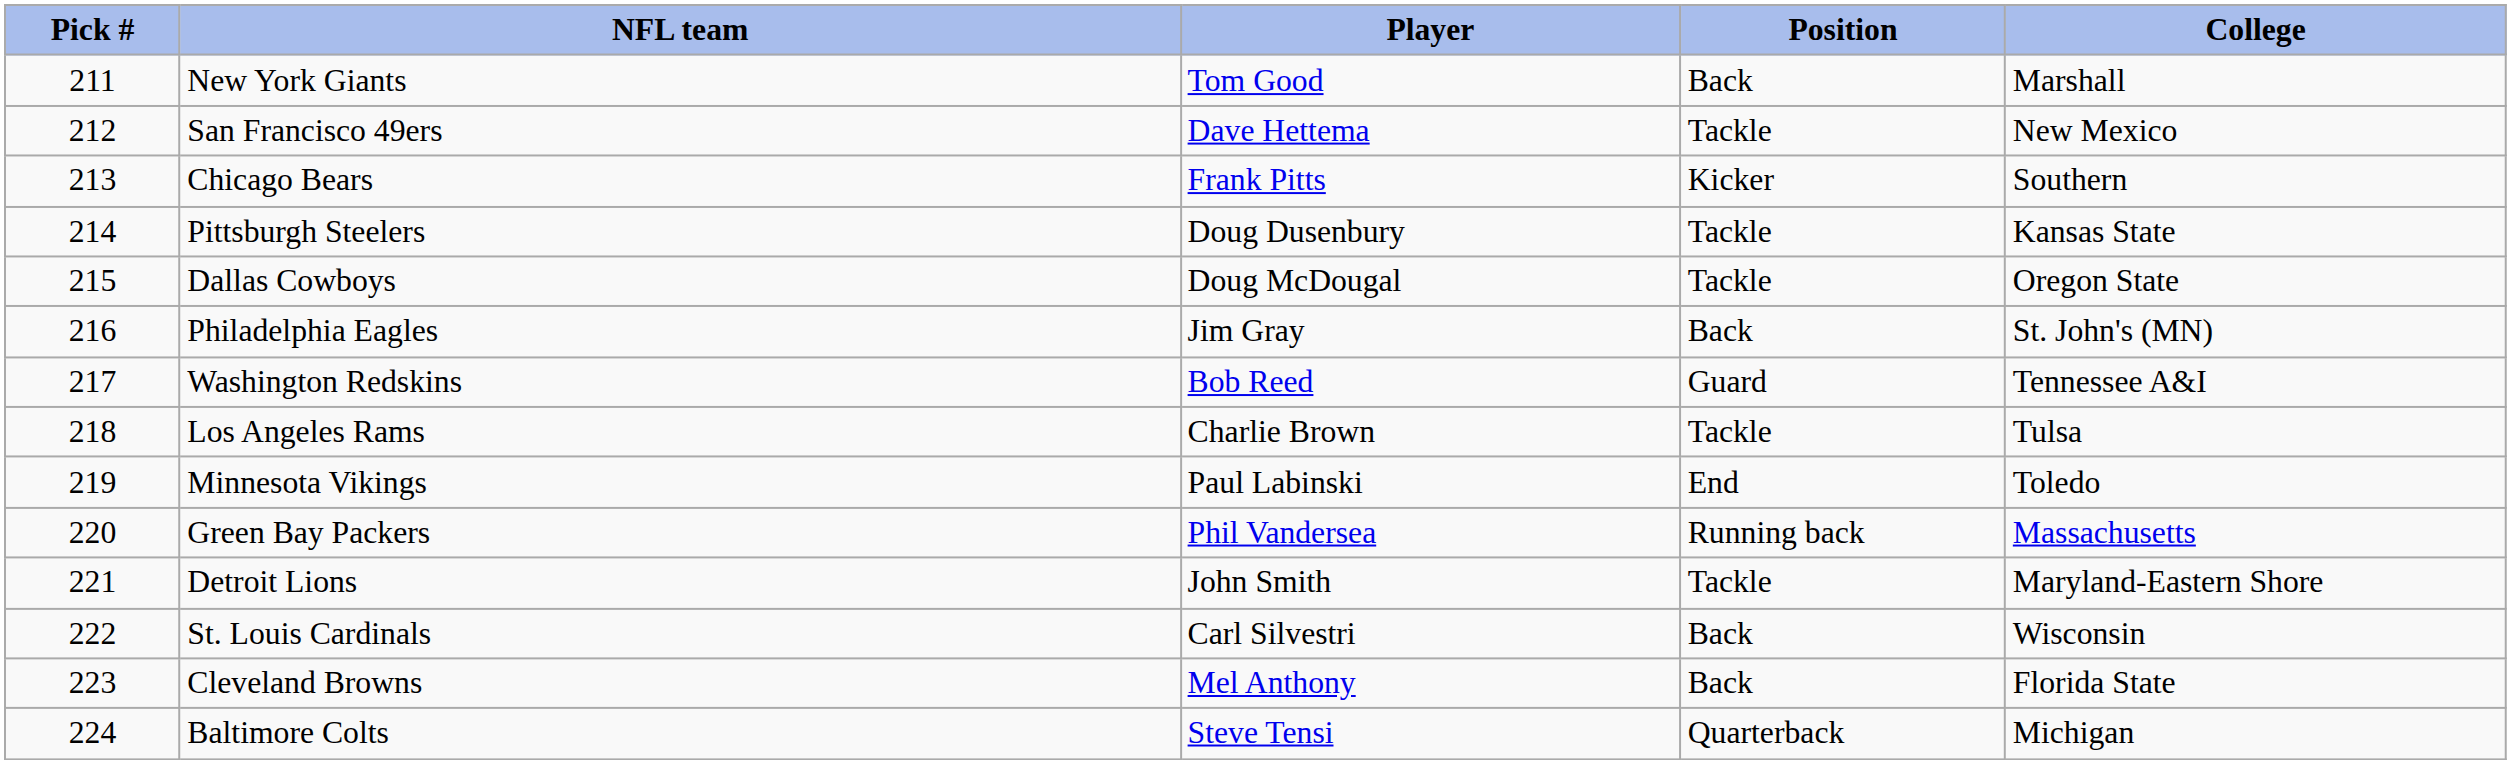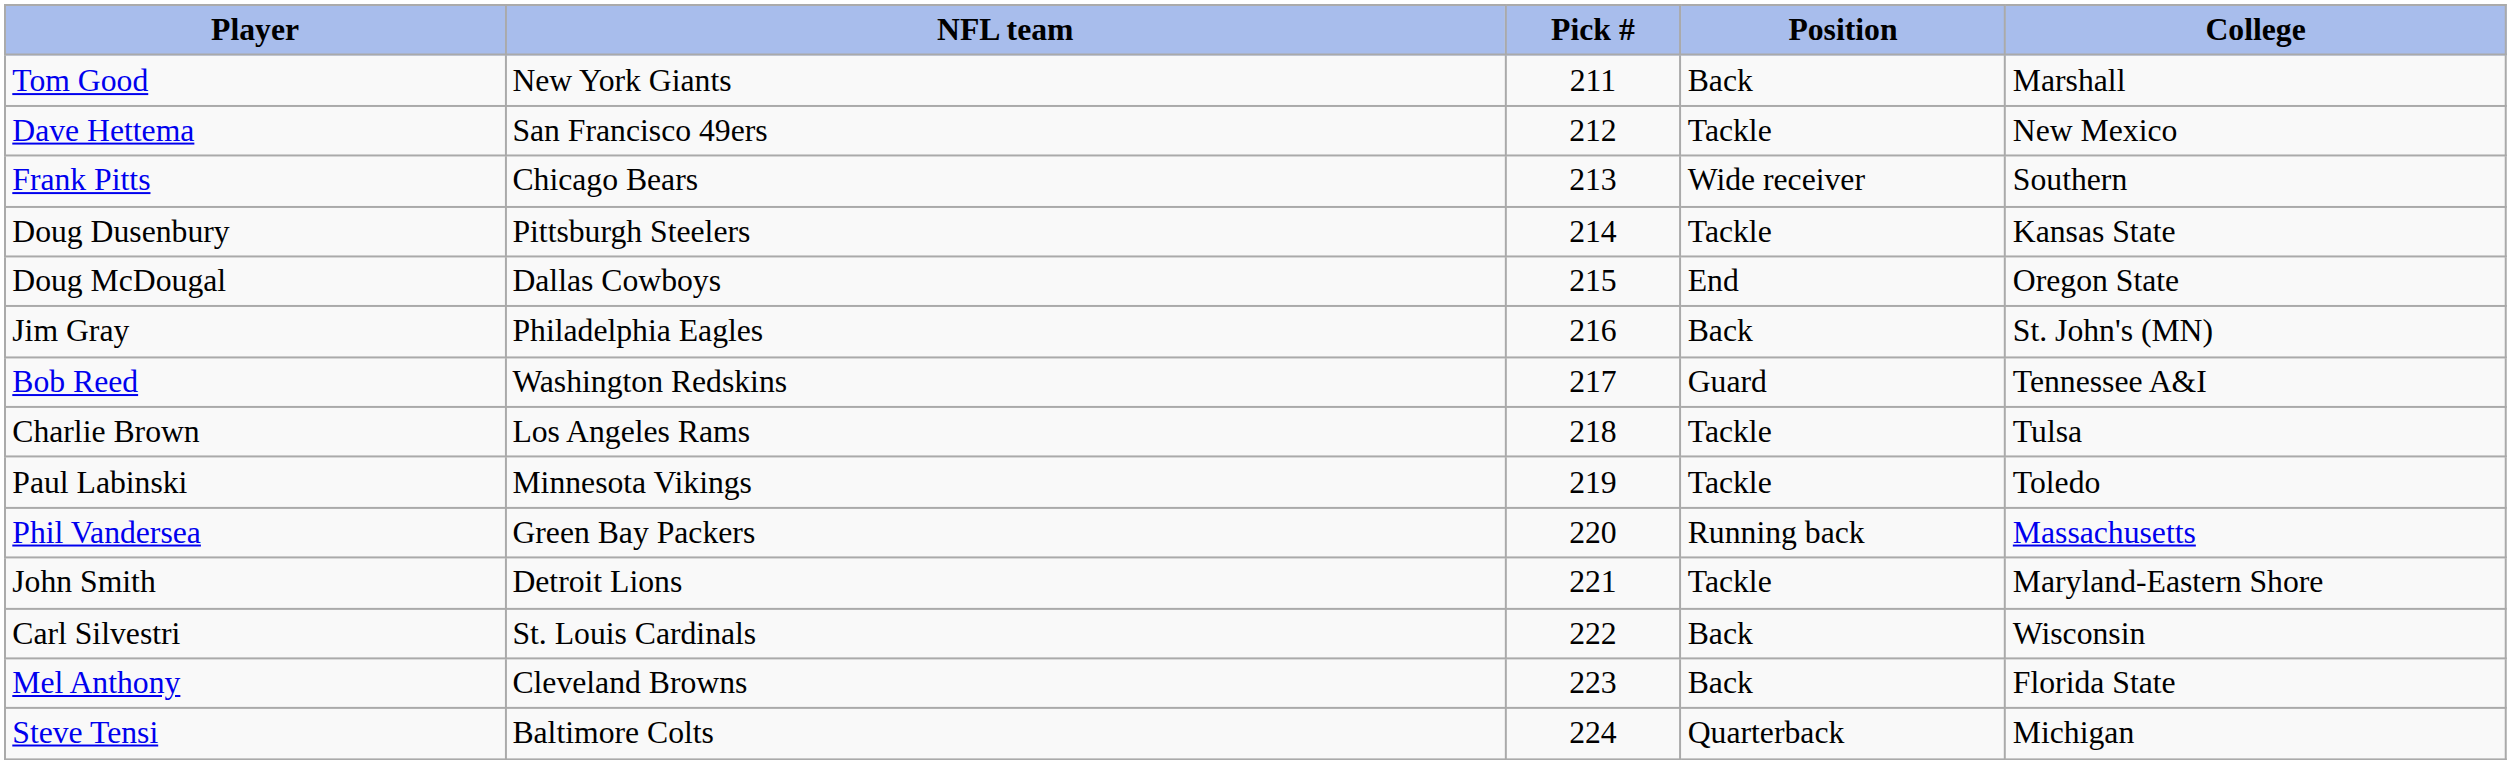columns swapped: (93, 29) <-> (1430, 29)
(1731, 180) Kicker -> (1776, 180) Wide receiver
(1730, 280) Tackle -> (1713, 280) End
(1713, 481) End -> (1730, 481) Tackle
